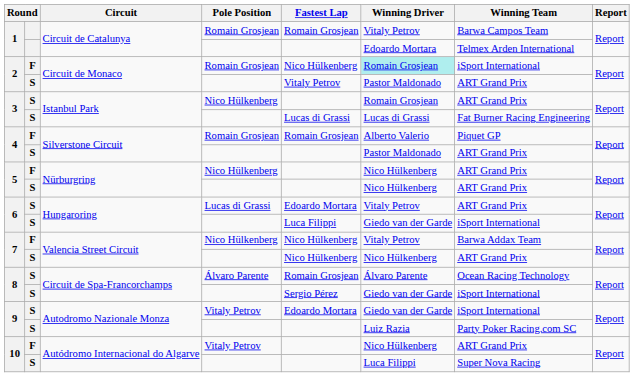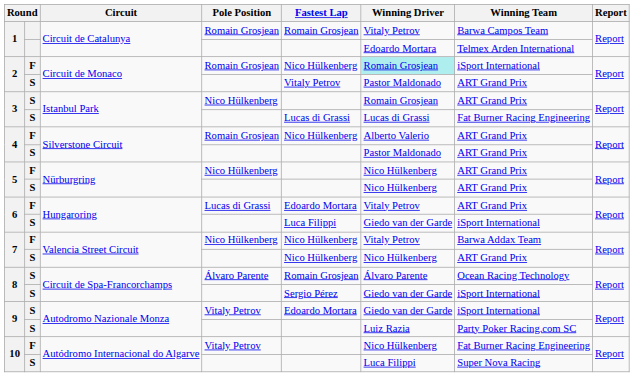(321, 135) Romain Grosjean -> (321, 135) Nico Hülkenberg
(479, 135) Piquet GP -> (492, 135) ART Grand Prix
(32, 205) S -> (32, 205) F
(492, 345) ART Grand Prix -> (524, 345) Fat Burner Racing Engineering
